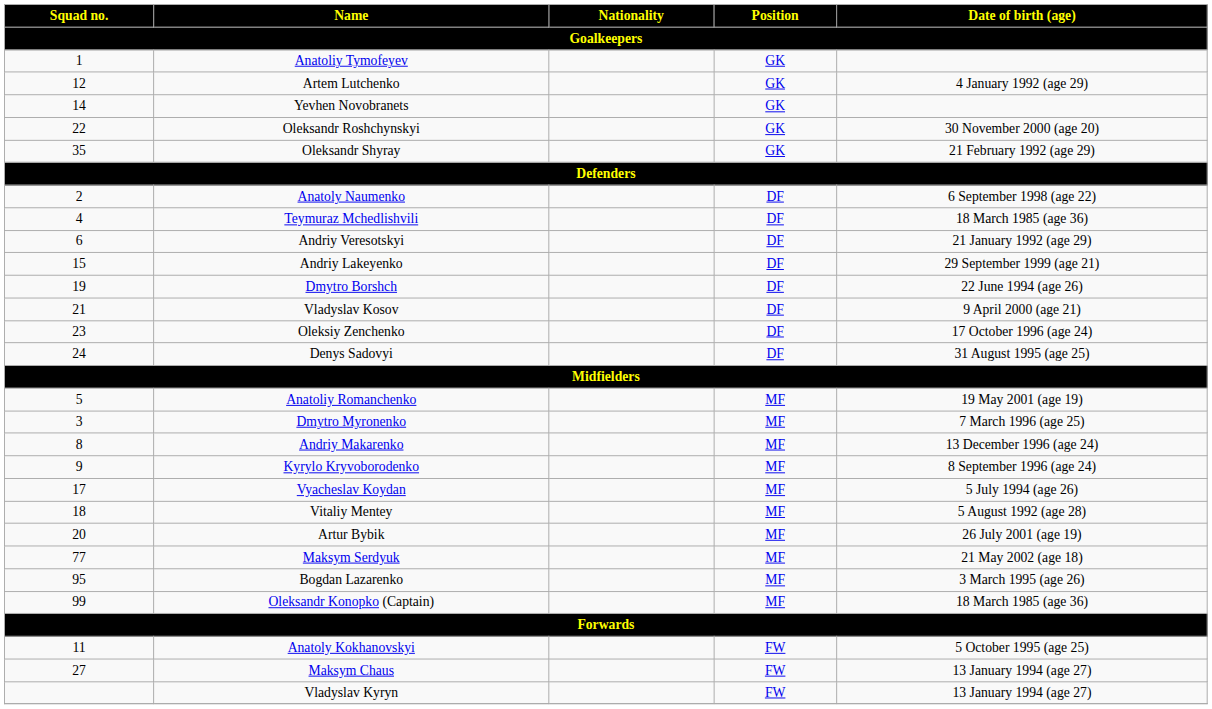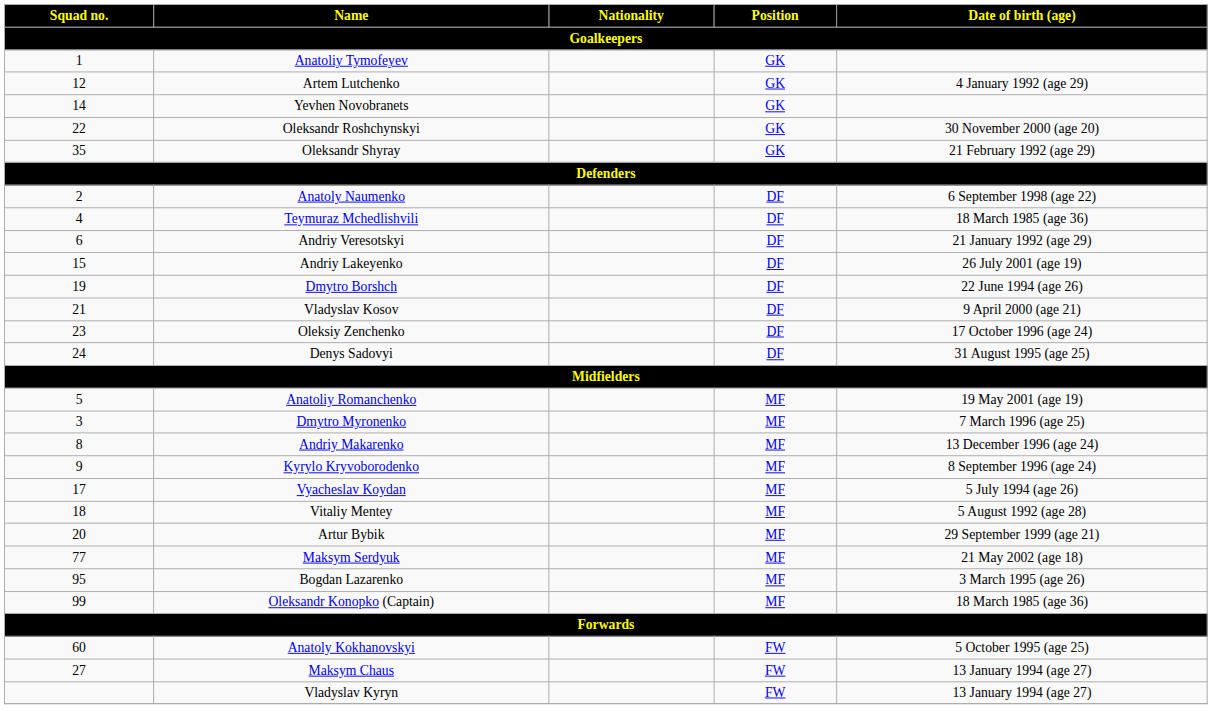(1022, 264) 29 September 1999 (age 21) -> (1022, 264) 26 July 2001 (age 19)
(1022, 535) 26 July 2001 (age 19) -> (1022, 535) 29 September 1999 (age 21)
(79, 647) 11 -> (79, 647) 60
